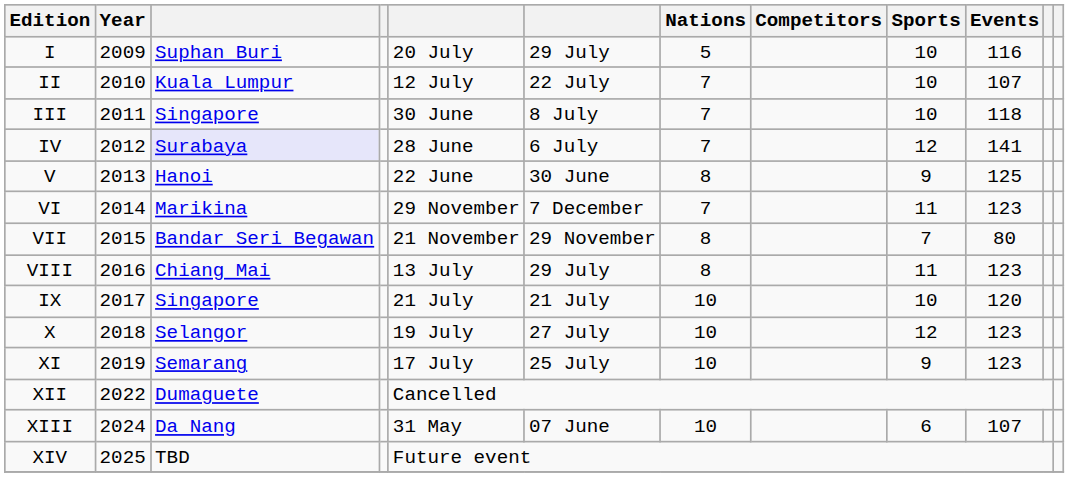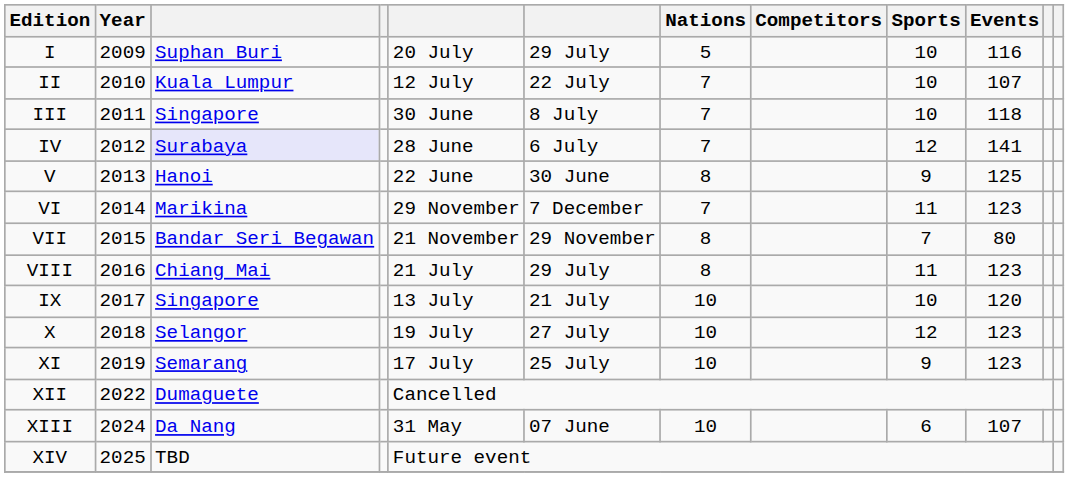(433, 270) 13 July -> (433, 270) 21 July
(433, 302) 21 July -> (433, 302) 13 July
